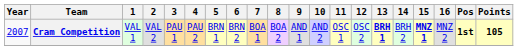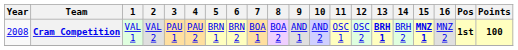(18, 32) 2007 -> (18, 32) 2008
(494, 32) 105 -> (494, 32) 100
